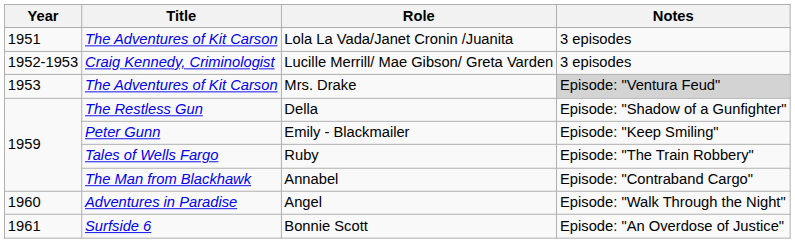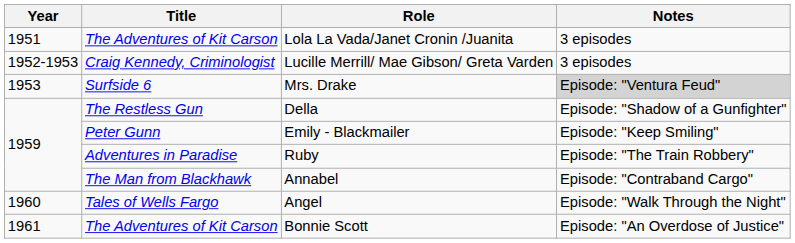(181, 86) The Adventures of Kit Carson -> (118, 86) Surfside 6
(152, 156) Tales of Wells Fargo -> (161, 156) Adventures in Paradise
(161, 202) Adventures in Paradise -> (152, 202) Tales of Wells Fargo
(118, 226) Surfside 6 -> (181, 226) The Adventures of Kit Carson
